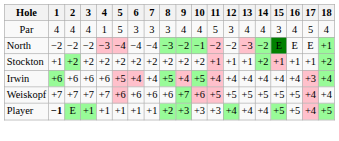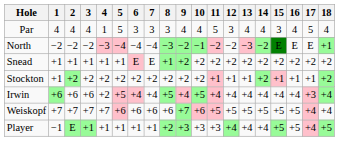+ row: (19, 62)
(104, 78) +6 -> (104, 95) +2
(57, 111) bold -> (57, 128) normal
